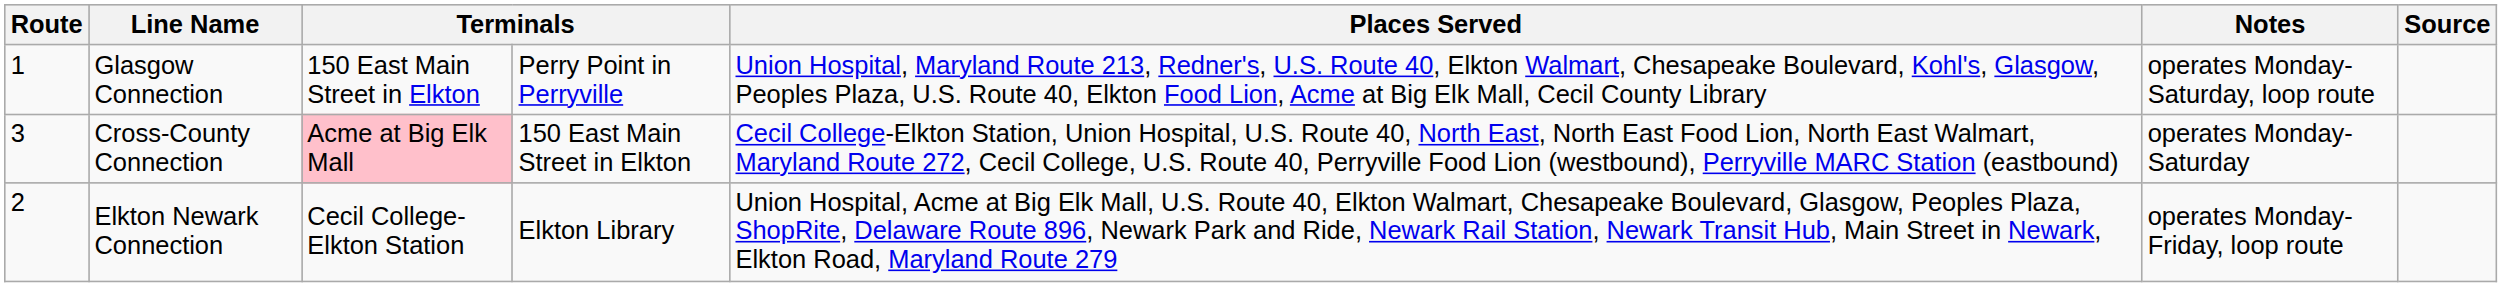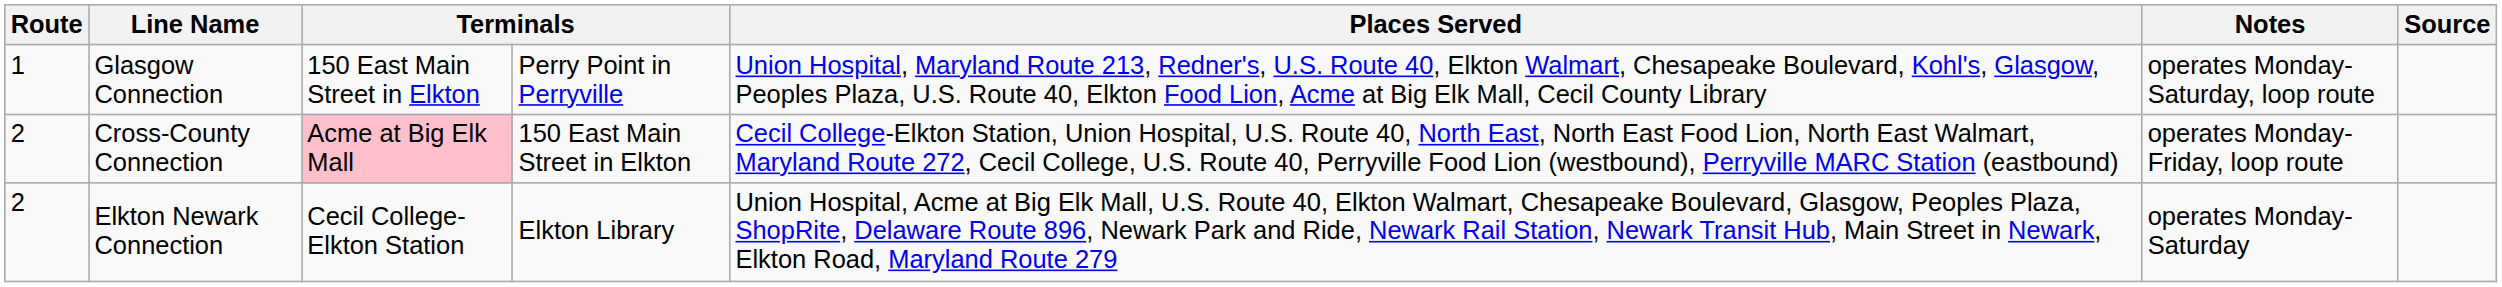(47, 134) 3 -> (47, 134) 2
(2250, 148) operates Monday-Saturday -> (2250, 148) operates Monday-Friday, loop route
(2250, 231) operates Monday-Friday, loop route -> (2250, 231) operates Monday-Saturday
